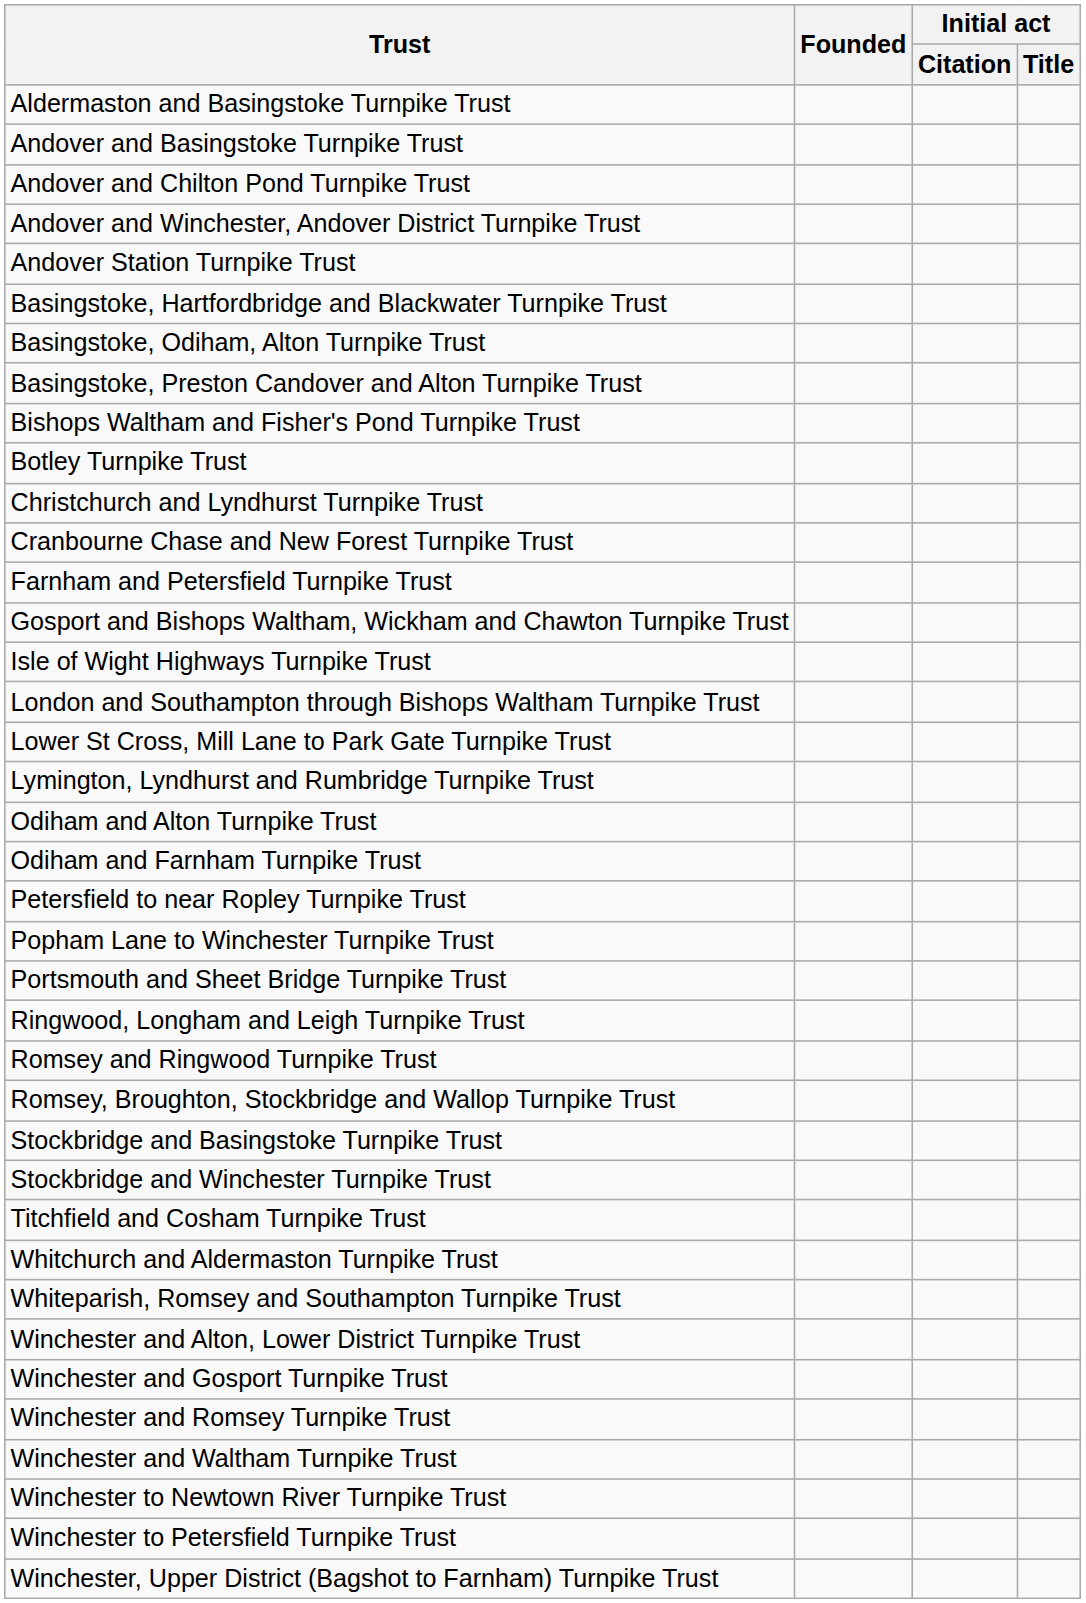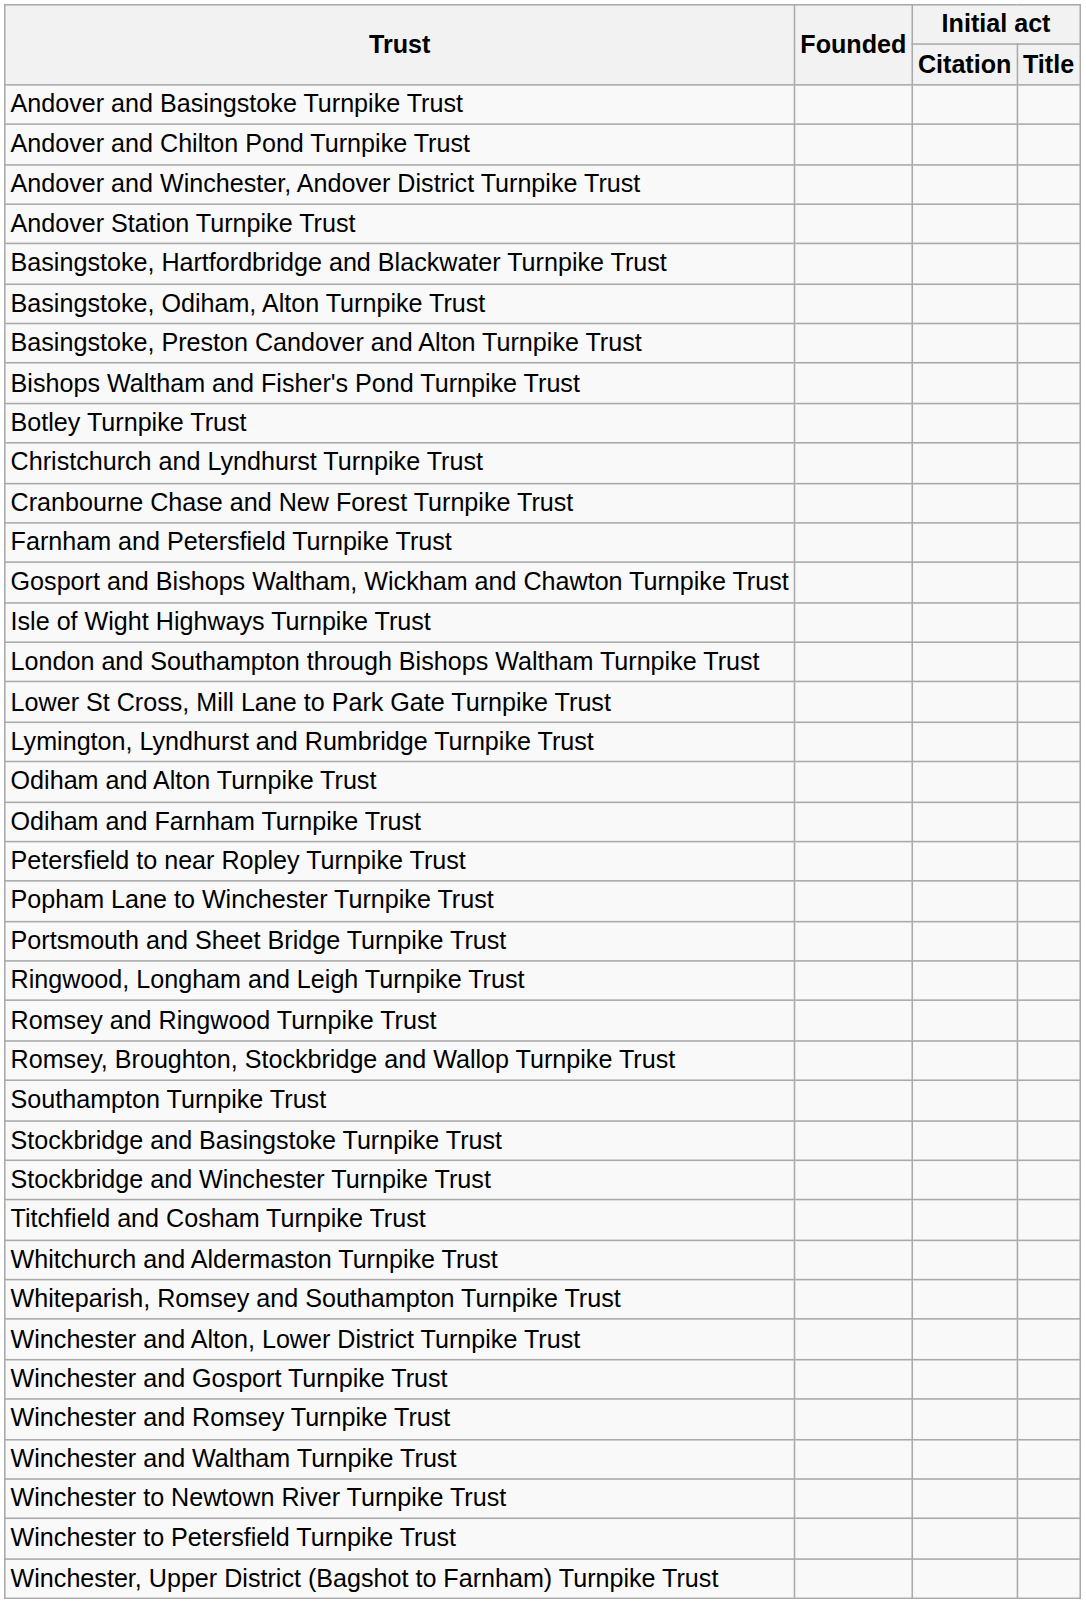- row: (261, 104)
+ row: (168, 1100)
